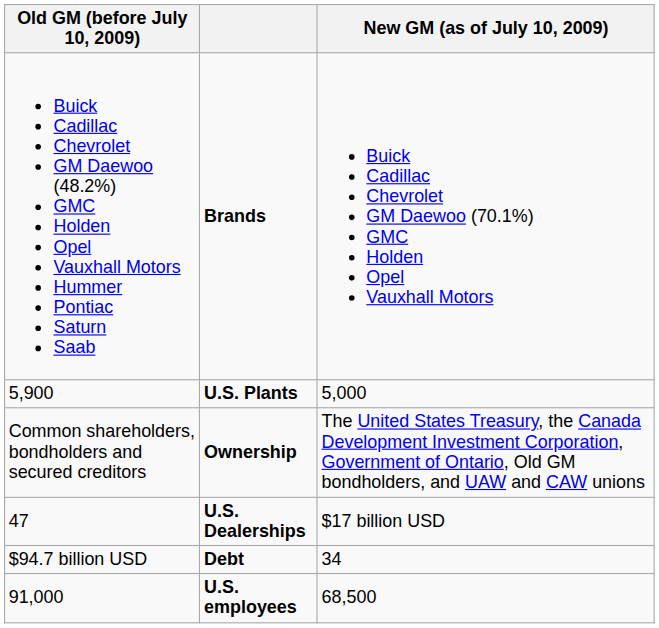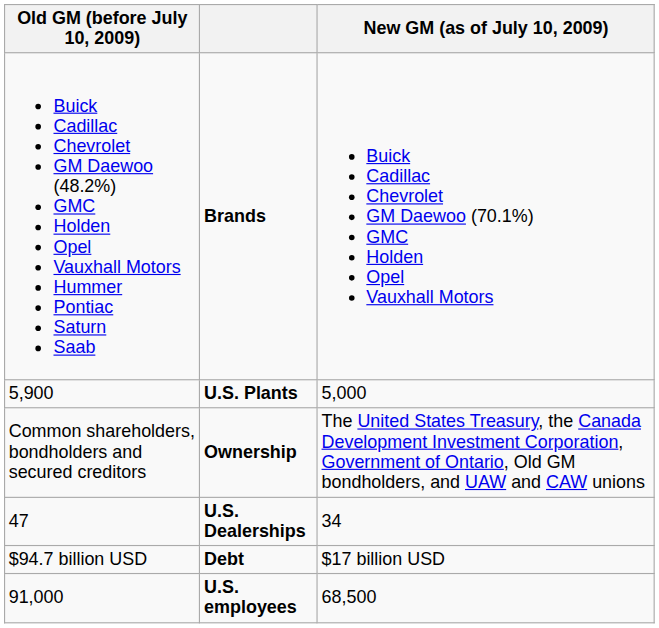(383, 521) $17 billion USD -> (332, 521) 34
(332, 559) 34 -> (383, 559) $17 billion USD
